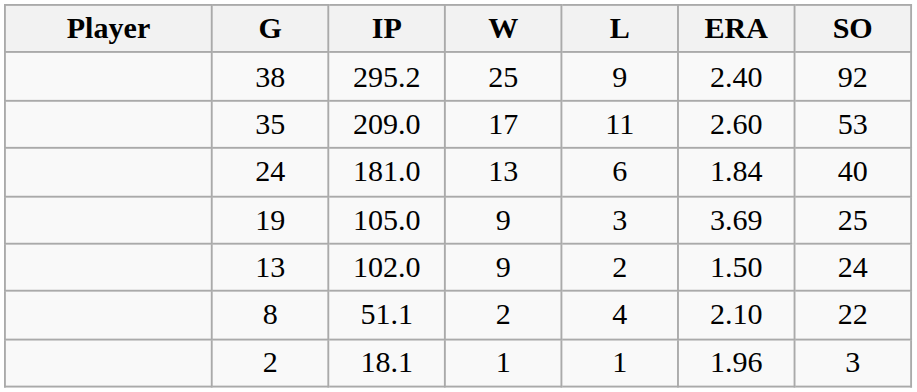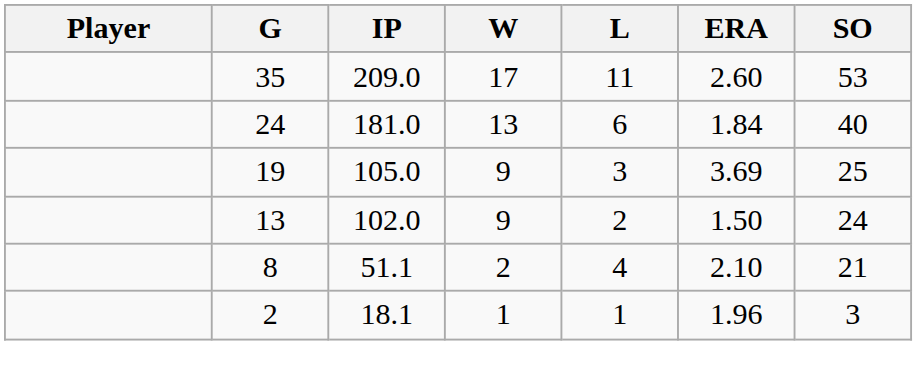- row: (270, 76)
(853, 314) 22 -> (853, 266) 21
